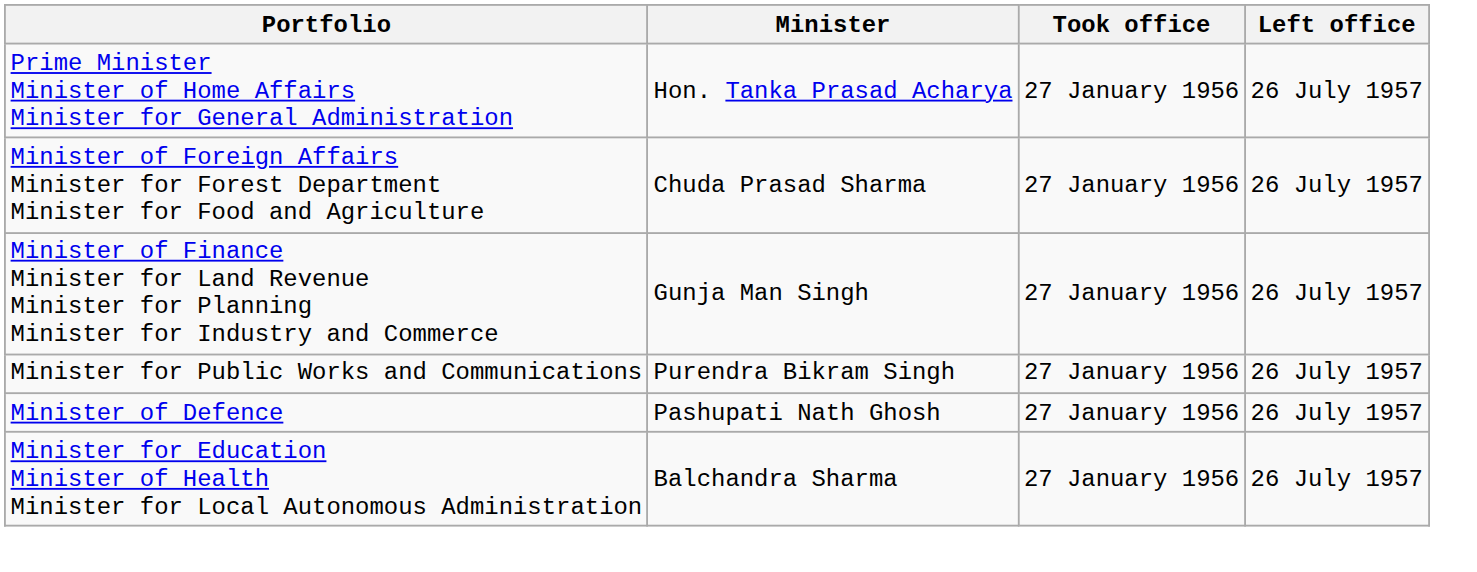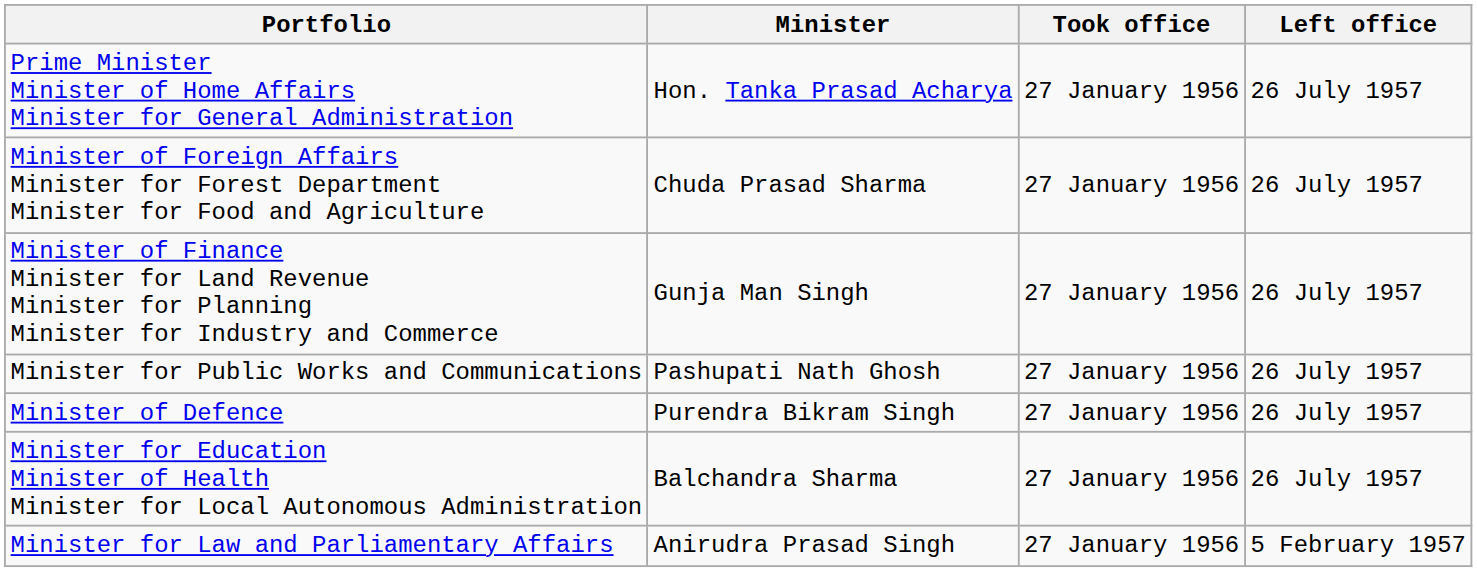(804, 374) Purendra Bikram Singh -> (797, 374) Pashupati Nath Ghosh
(797, 413) Pashupati Nath Ghosh -> (804, 413) Purendra Bikram Singh
+ row: (312, 546)
